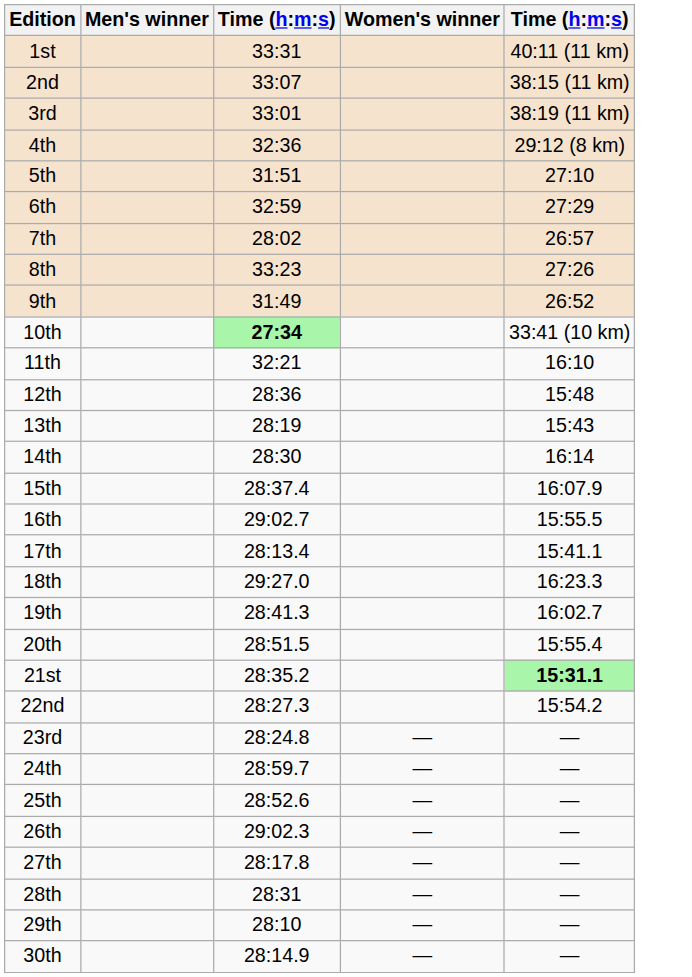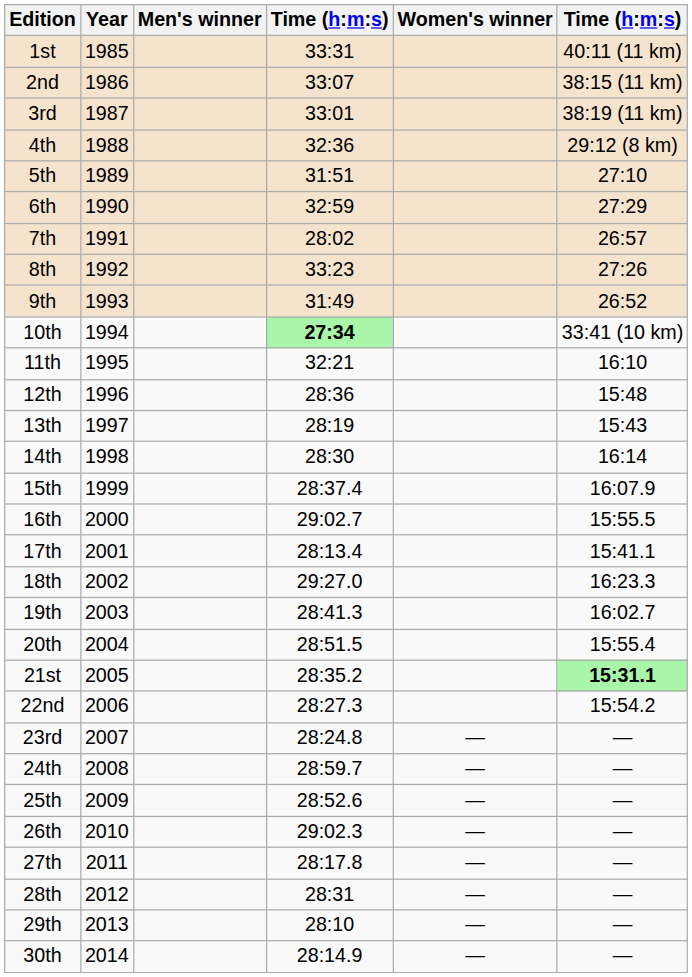+ column: (107, 20)
